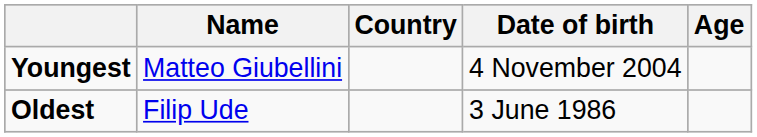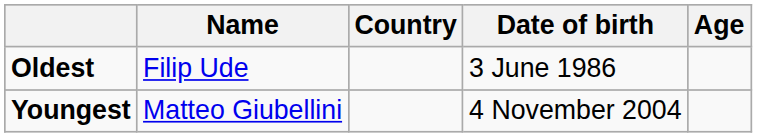rows swapped: (71, 68) <-> (53, 110)
